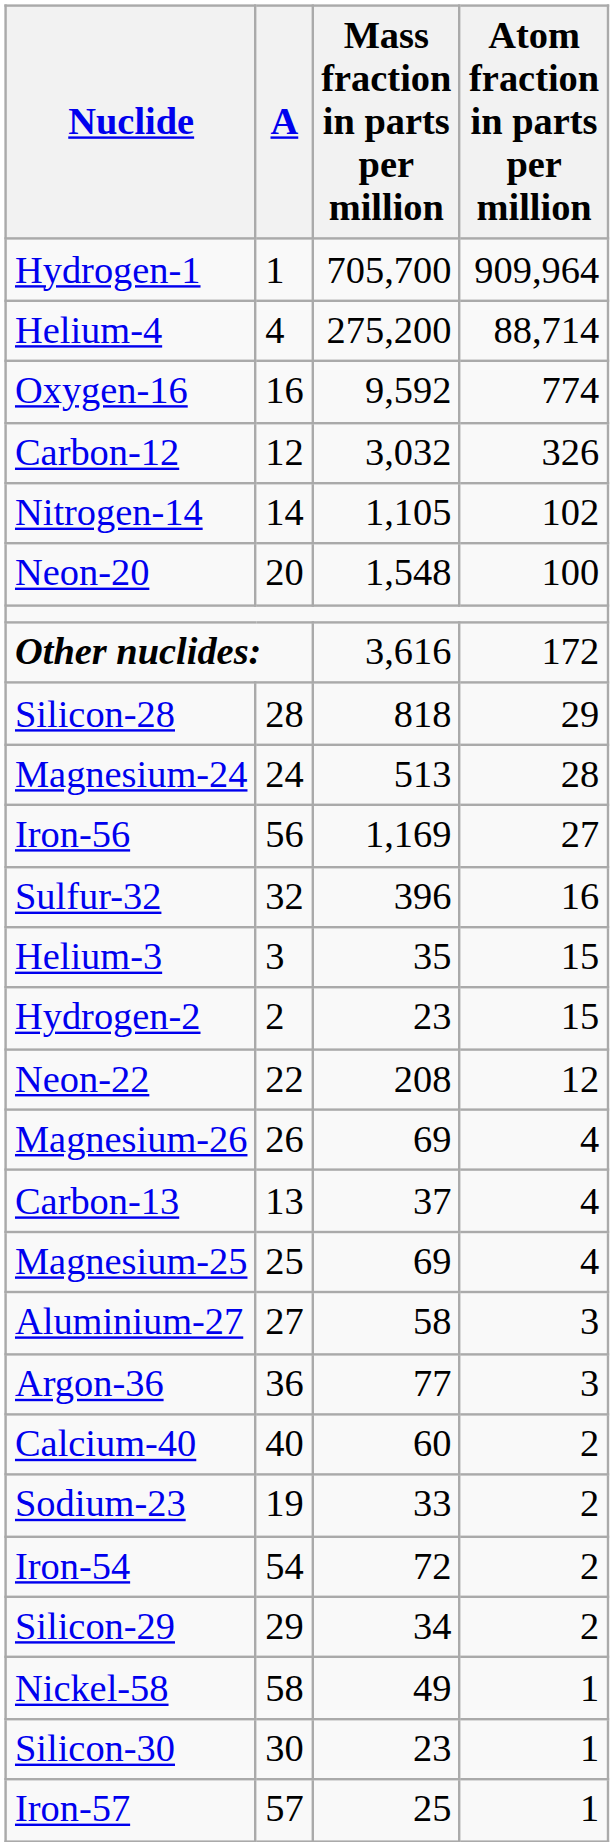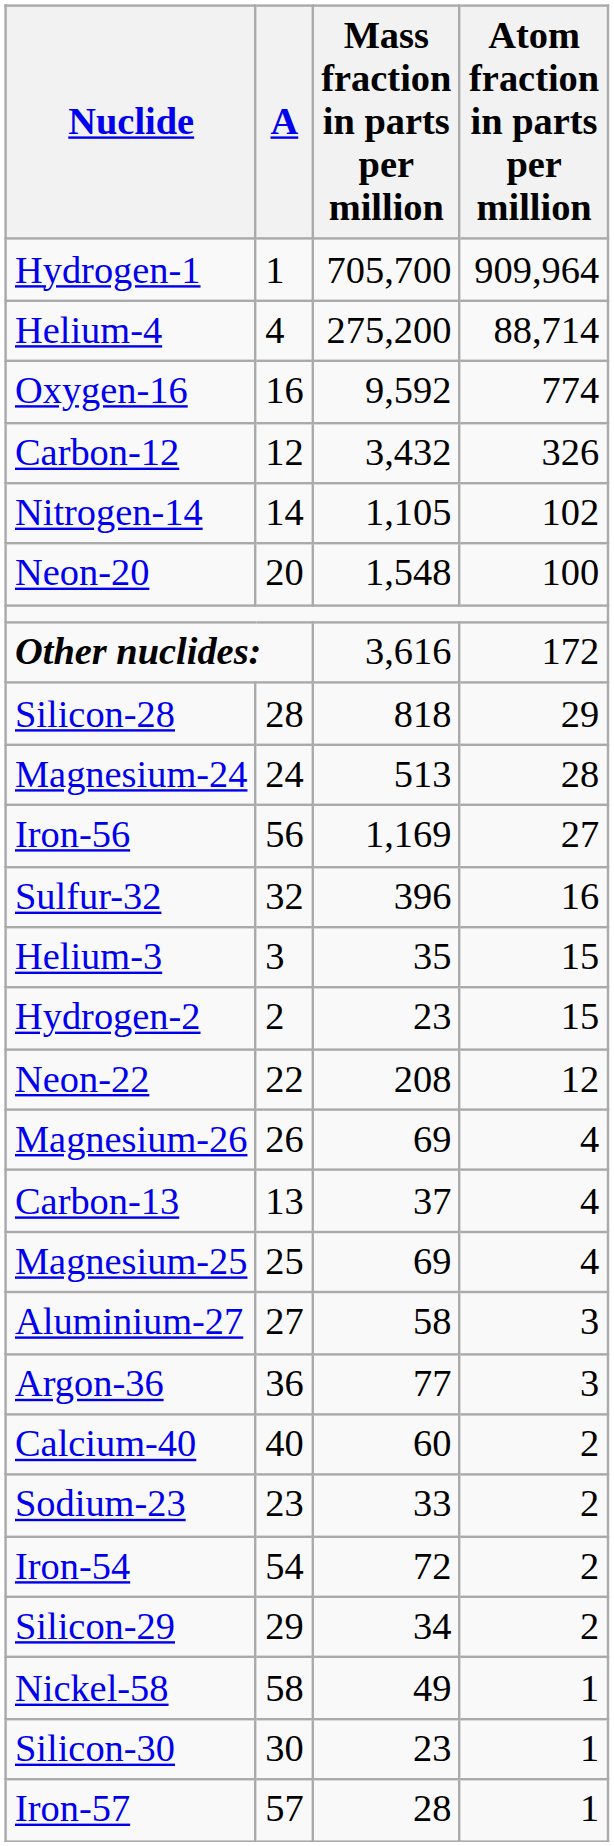(408, 451) 3,032 -> (408, 451) 3,432
(284, 1504) 19 -> (284, 1504) 23
(432, 1809) 25 -> (432, 1809) 28
